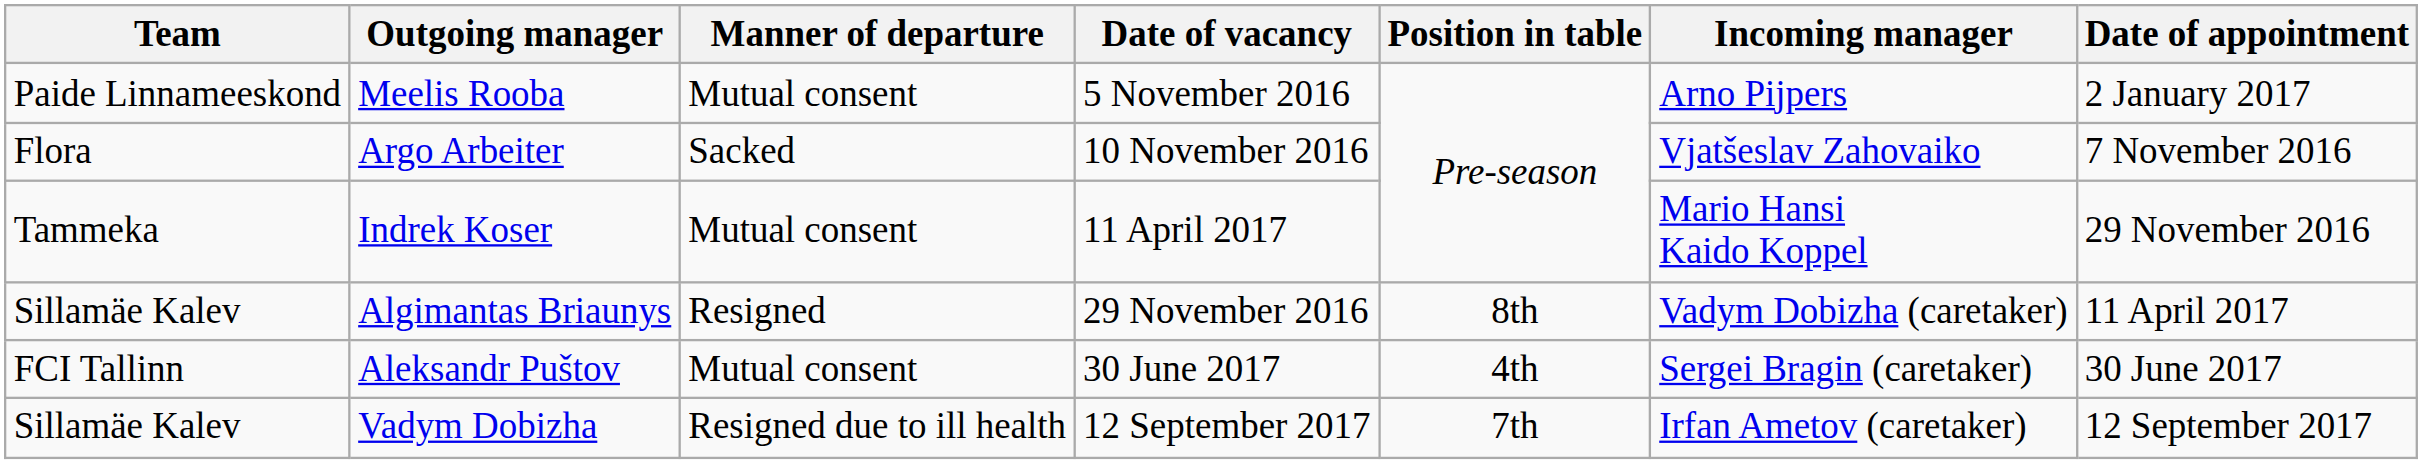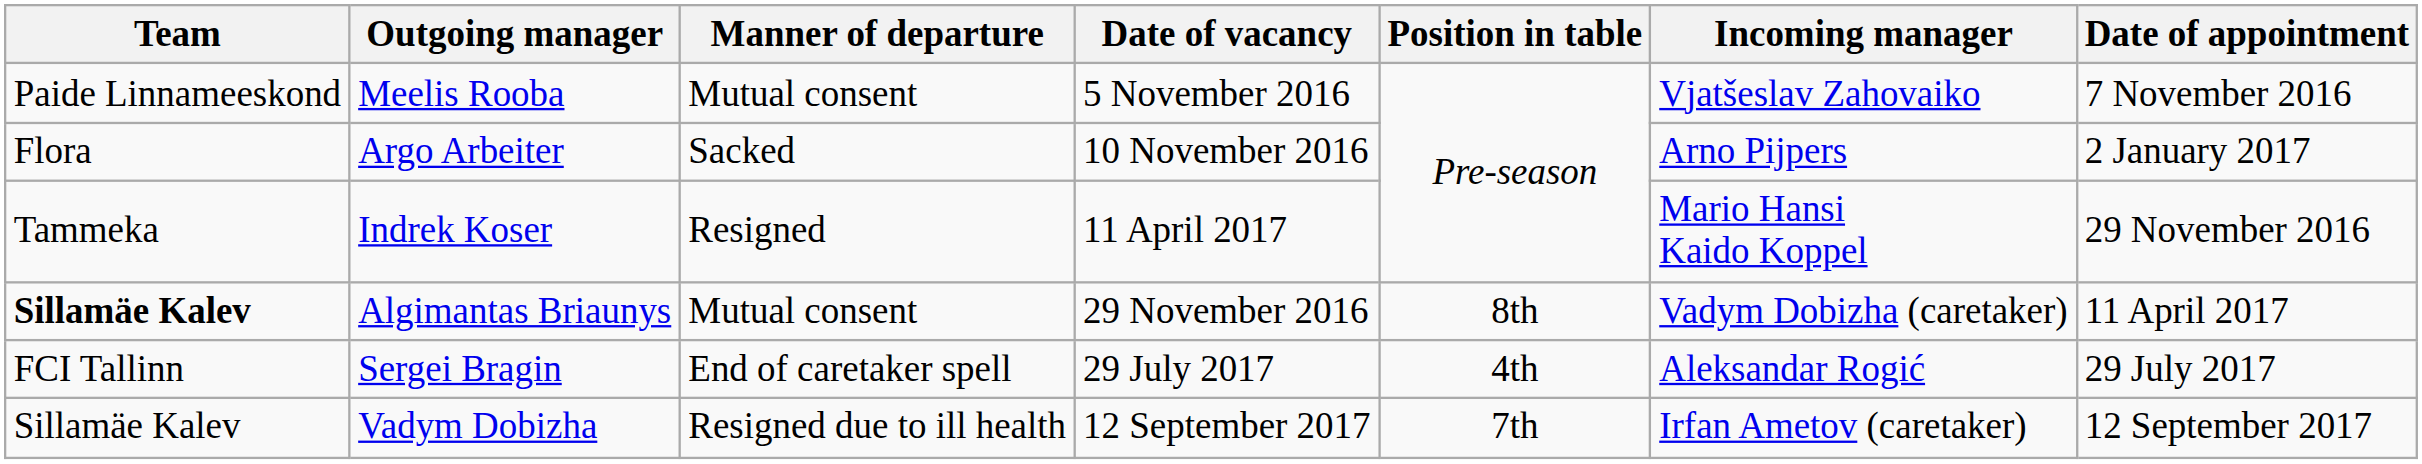(1753, 92) Arno Pijpers -> (1820, 92) Vjatšeslav Zahovaiko
(2198, 92) 2 January 2017 -> (2218, 92) 7 November 2016
(1820, 151) Vjatšeslav Zahovaiko -> (1753, 151) Arno Pijpers
(2218, 151) 7 November 2016 -> (2198, 151) 2 January 2017
(803, 230) Mutual consent -> (757, 230) Resigned
(127, 309) normal -> (132, 309) bold
(757, 309) Resigned -> (803, 309) Mutual consent
- row: (489, 368)
+ row: (460, 368)
